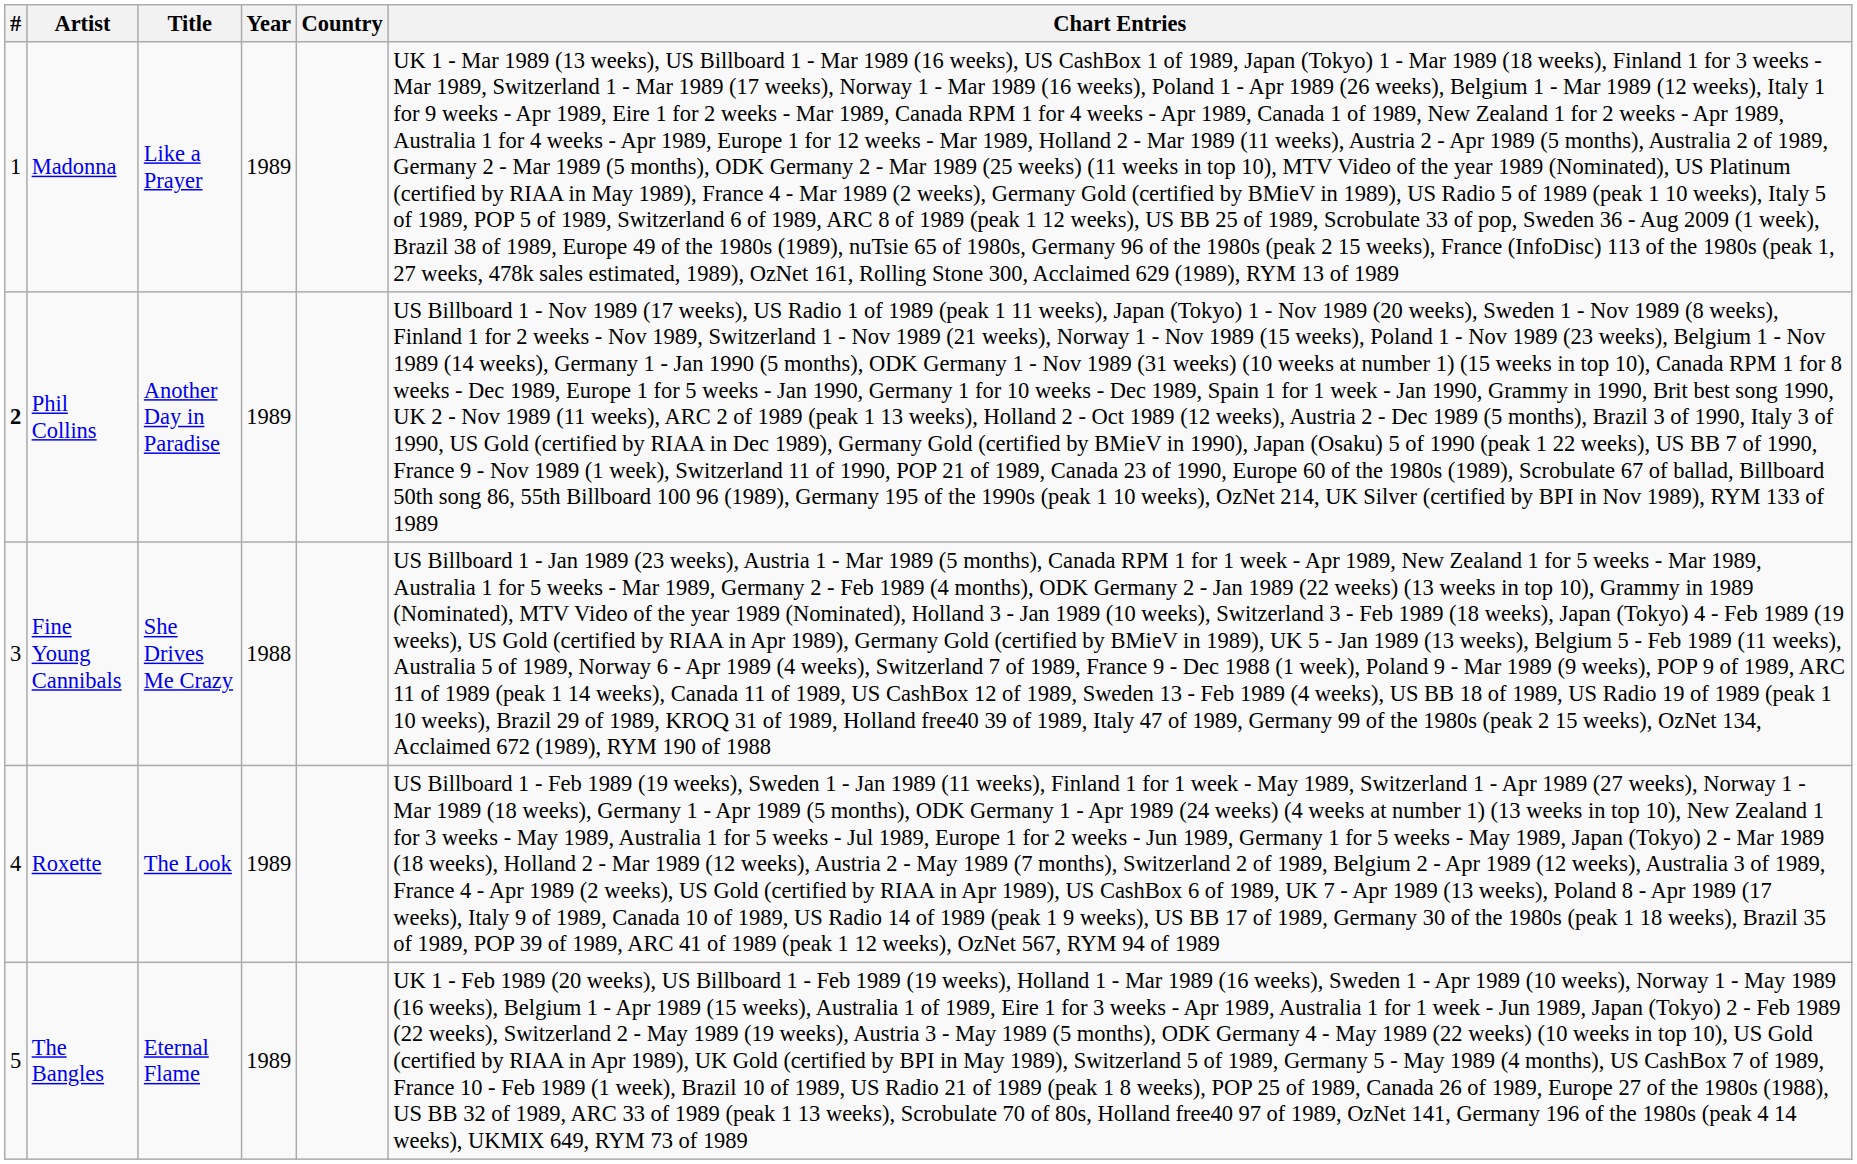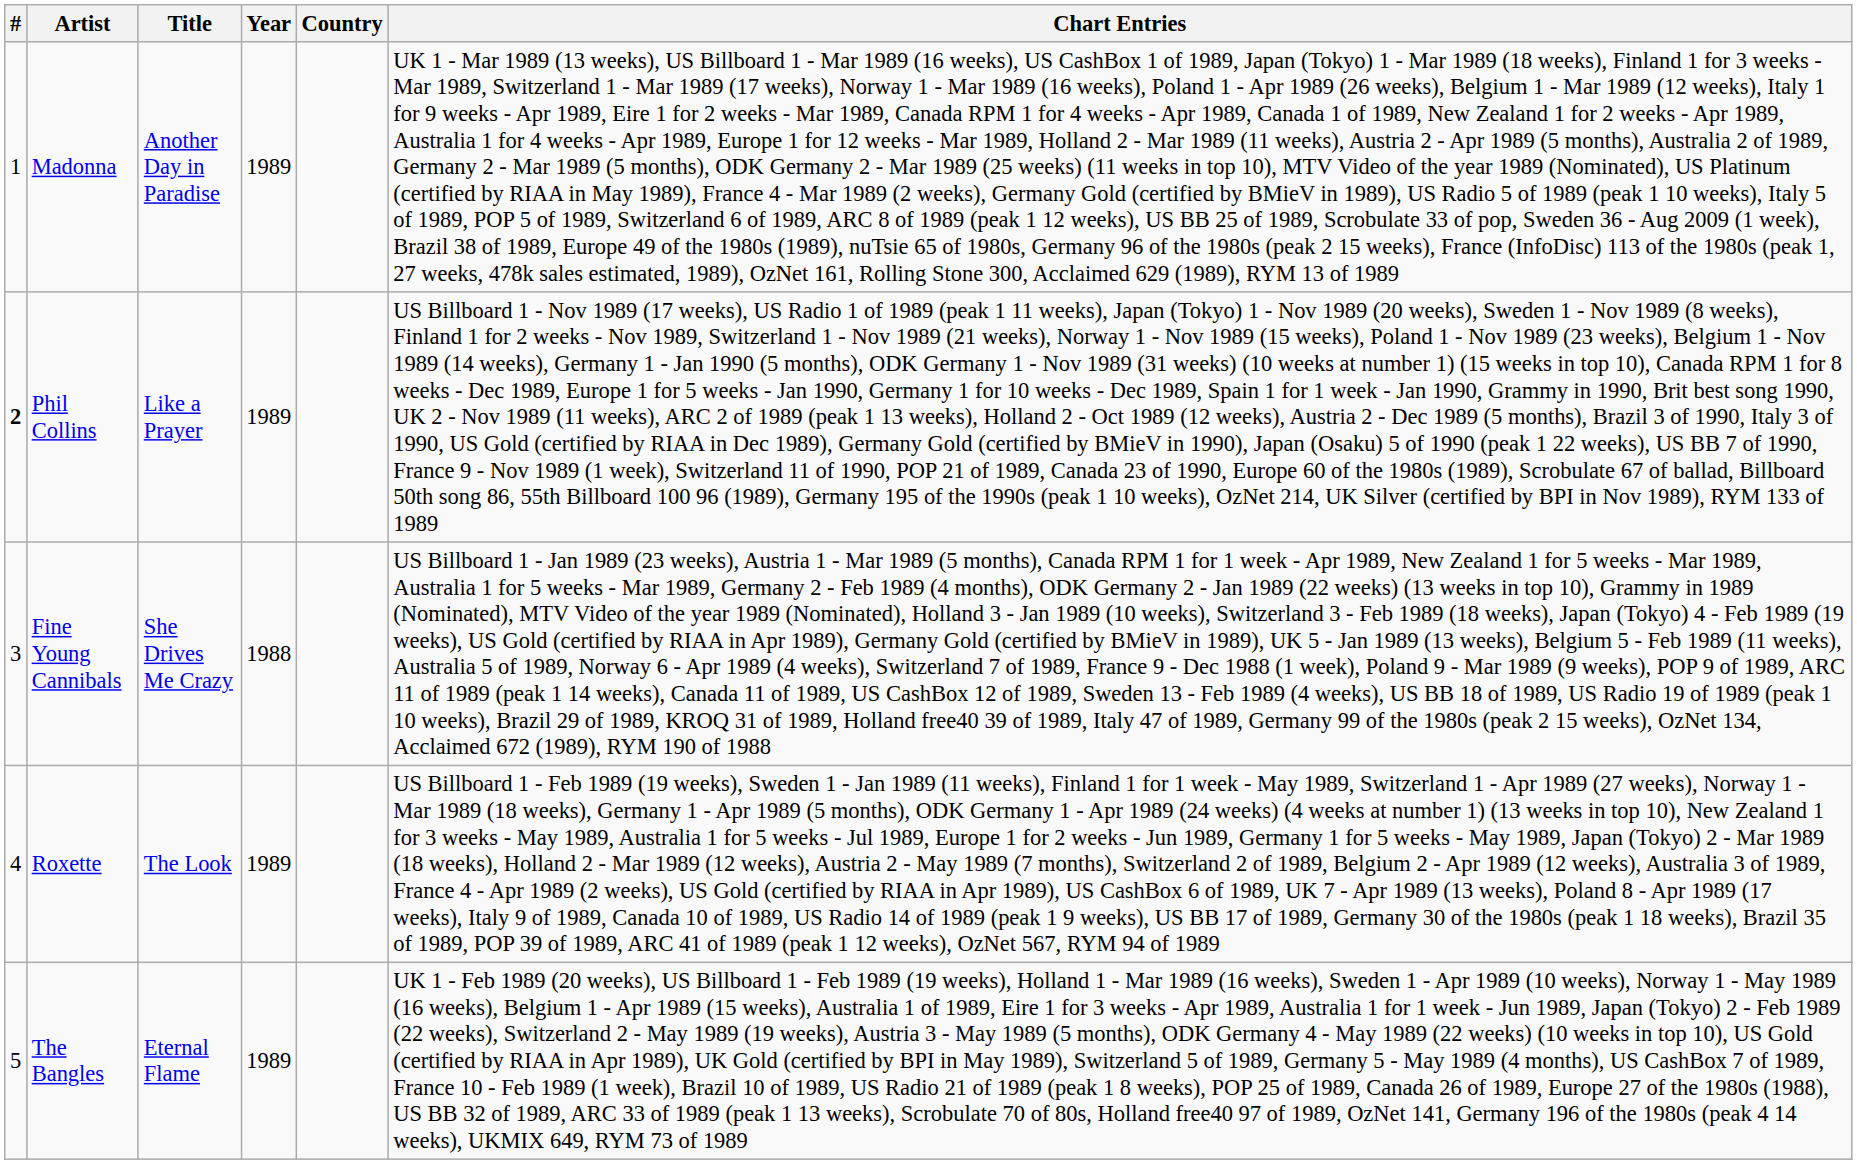(173, 166) Like a Prayer -> (182, 166) Another Day in Paradise
(182, 417) Another Day in Paradise -> (173, 417) Like a Prayer
